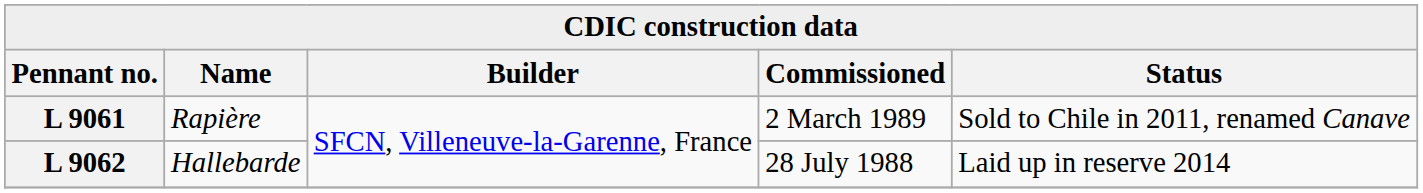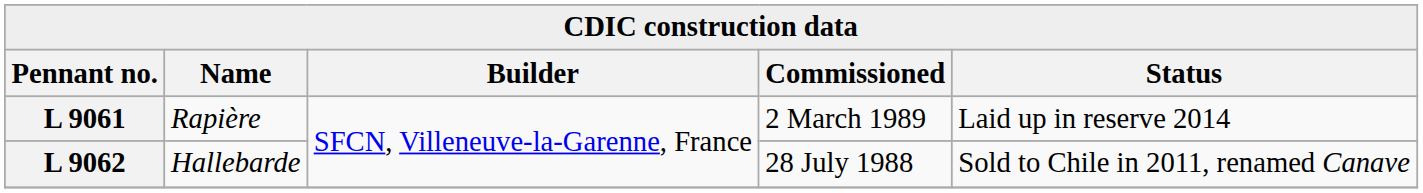(1184, 118) Sold to Chile in 2011, renamed Canave -> (1094, 118) Laid up in reserve 2014
(1094, 163) Laid up in reserve 2014 -> (1184, 163) Sold to Chile in 2011, renamed Canave
